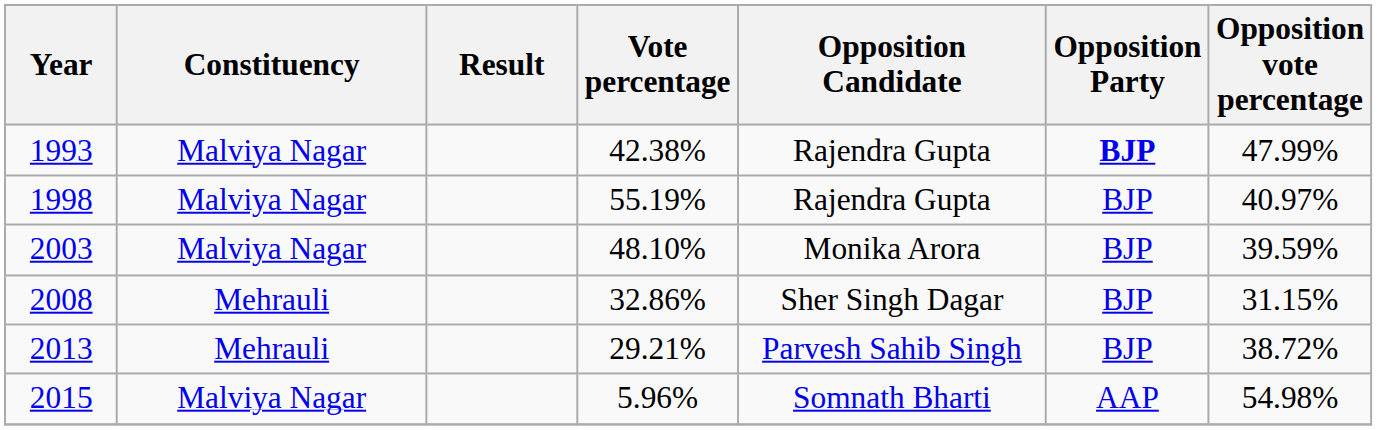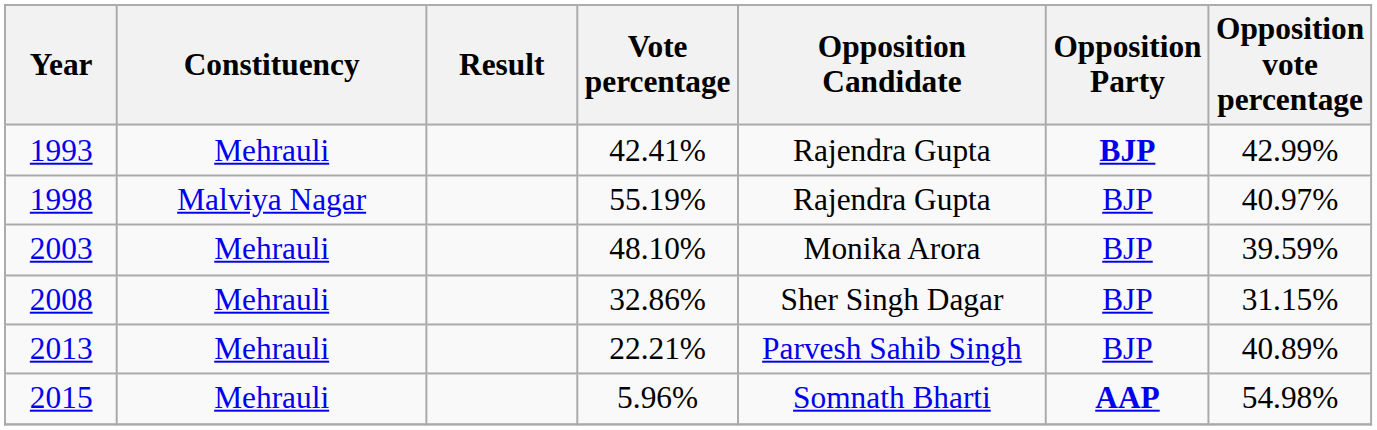(272, 149) Malviya Nagar -> (272, 149) Mehrauli
(658, 149) 42.38% -> (658, 149) 42.41%
(1290, 149) 47.99% -> (1290, 149) 42.99%
(272, 249) Malviya Nagar -> (272, 249) Mehrauli
(658, 348) 29.21% -> (658, 348) 22.21%
(1290, 348) 38.72% -> (1290, 348) 40.89%
(272, 398) Malviya Nagar -> (272, 398) Mehrauli
(1127, 398) normal -> (1127, 398) bold
